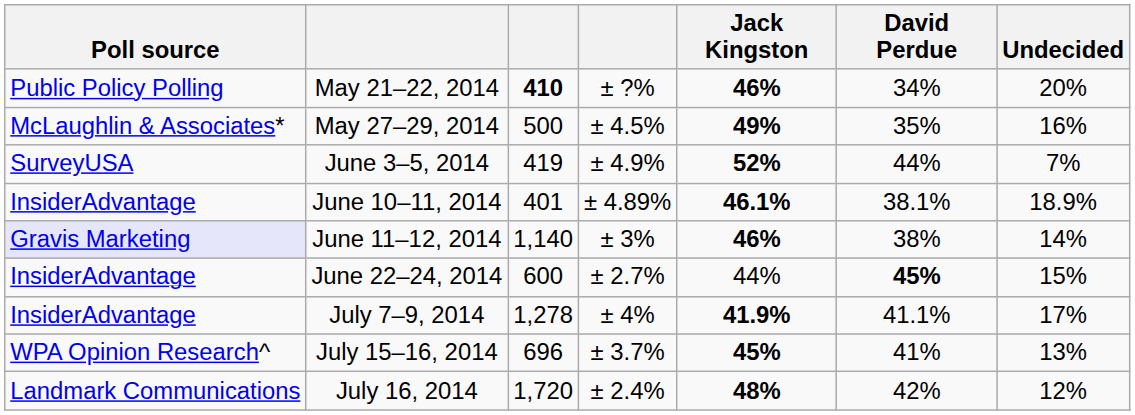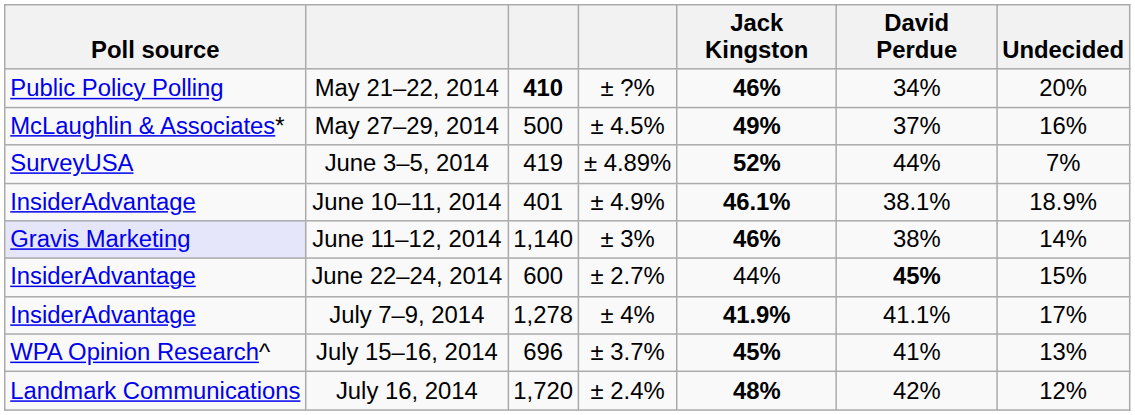(917, 125) 35% -> (917, 125) 37%
(628, 163) ± 4.9% -> (628, 163) ± 4.89%
(628, 201) ± 4.89% -> (628, 201) ± 4.9%
